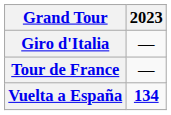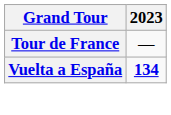- row: (65, 43)
